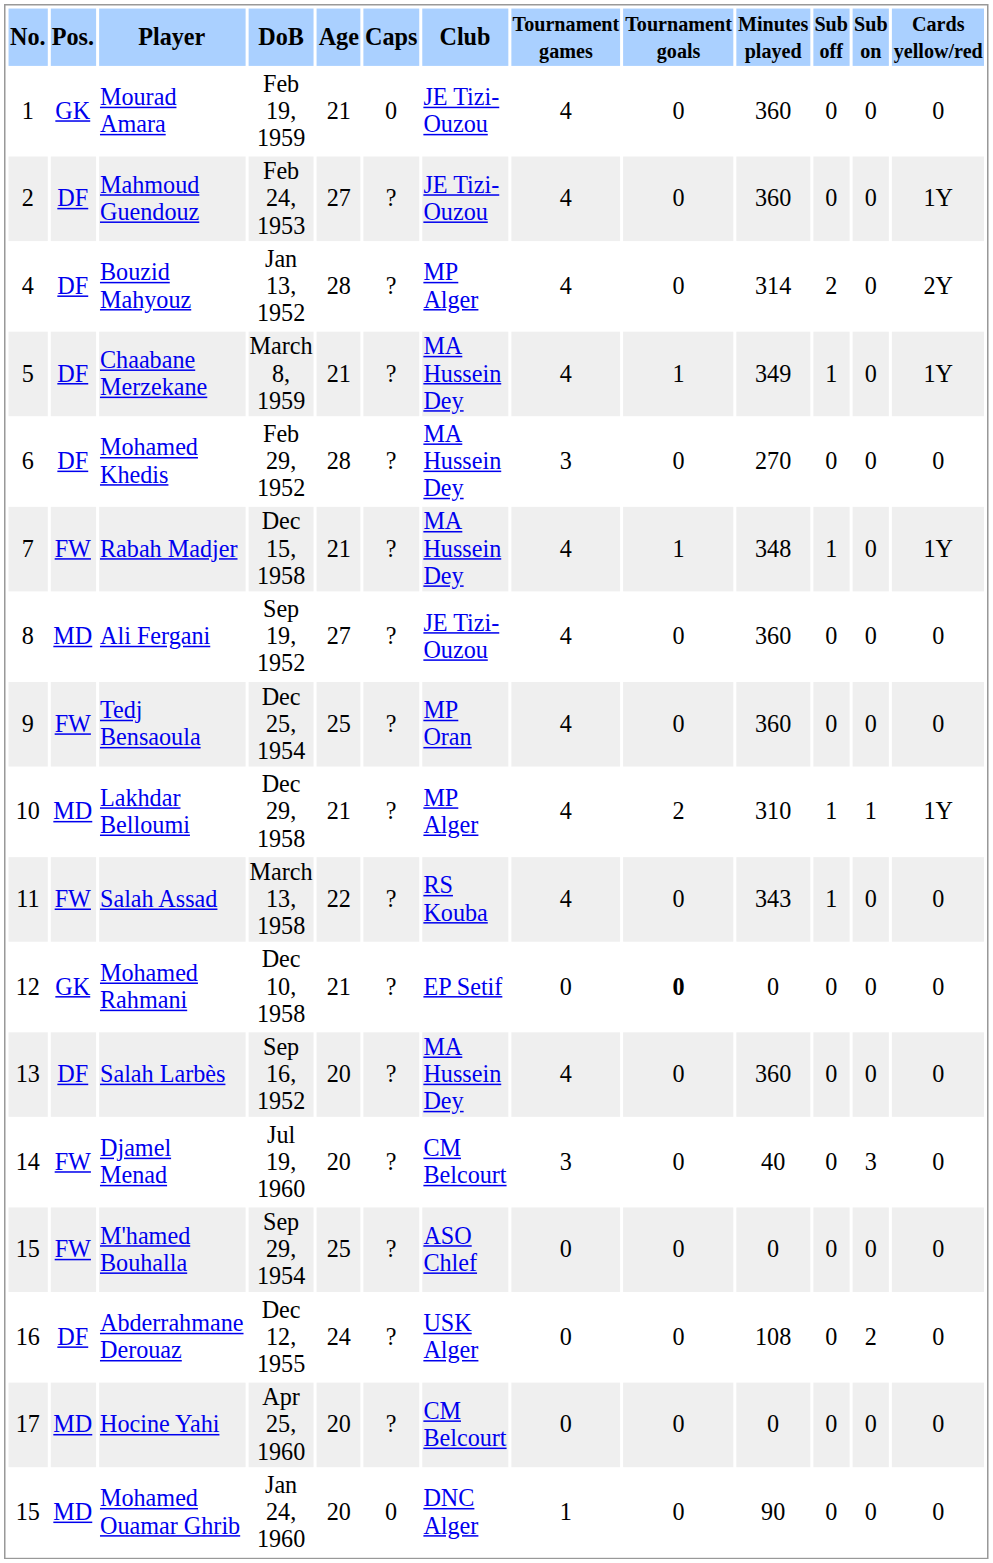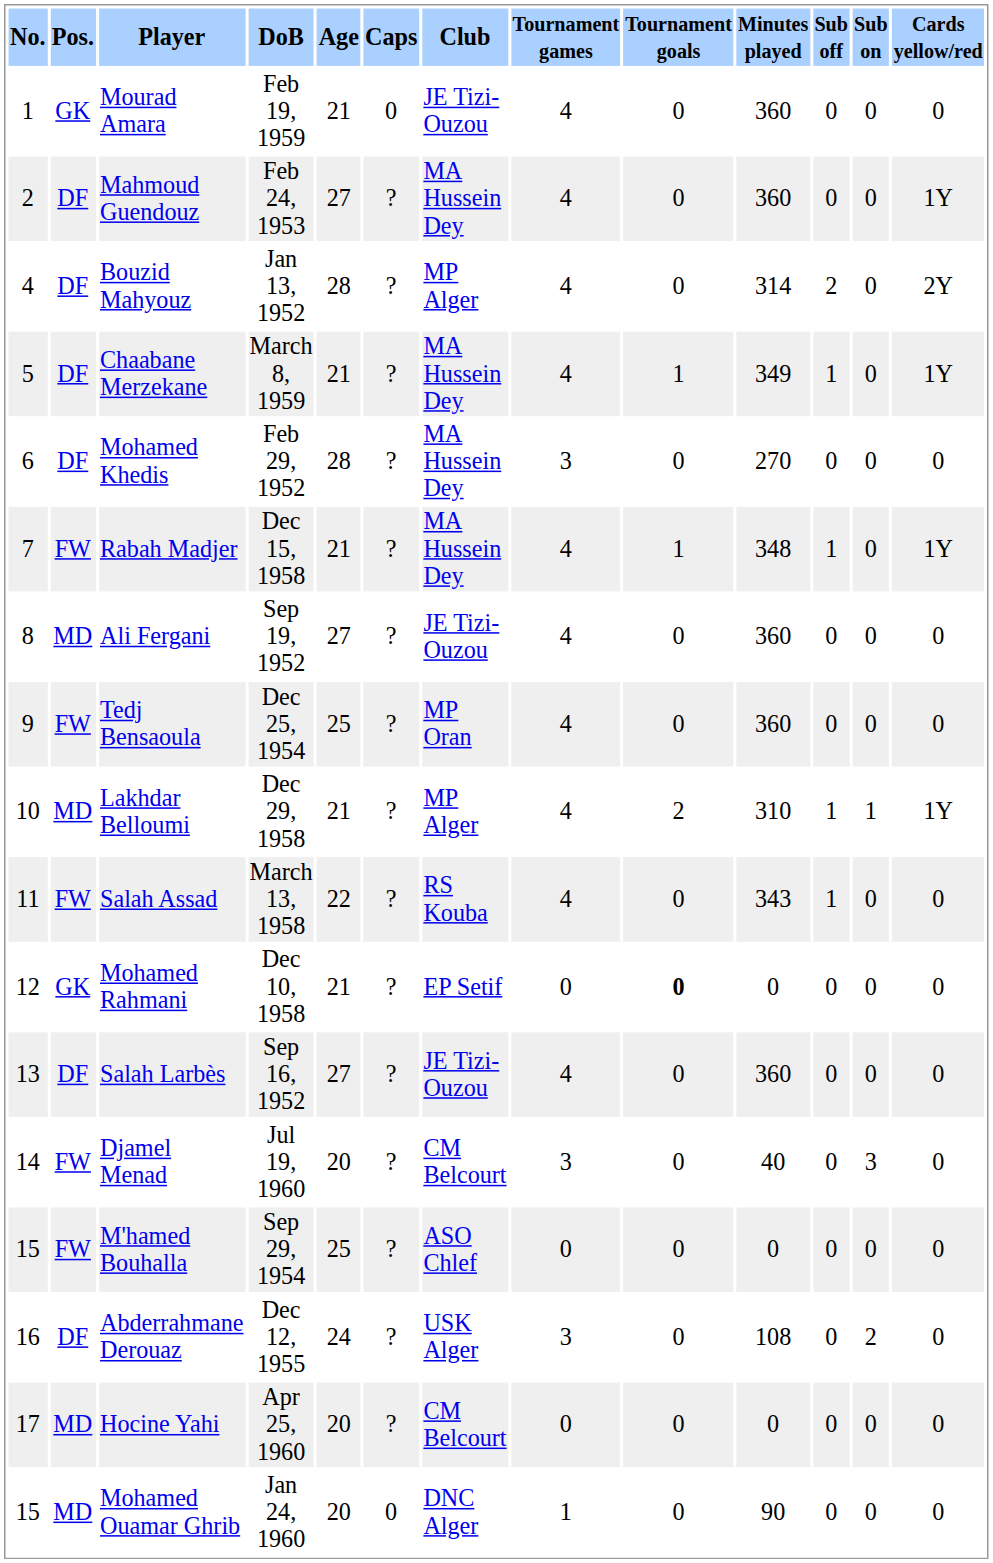(461, 198) JE Tizi-Ouzou -> (462, 198) MA Hussein Dey
(339, 1074) 20 -> (339, 1074) 27
(462, 1074) MA Hussein Dey -> (461, 1074) JE Tizi-Ouzou
(566, 1337) 0 -> (566, 1337) 3
